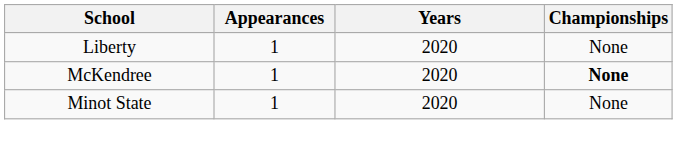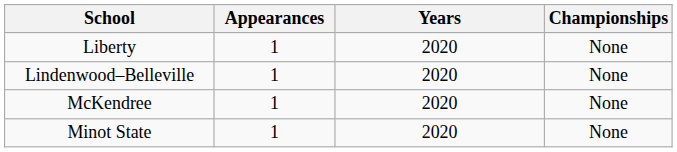+ row: (109, 75)
(608, 75) bold -> (608, 103) normal
